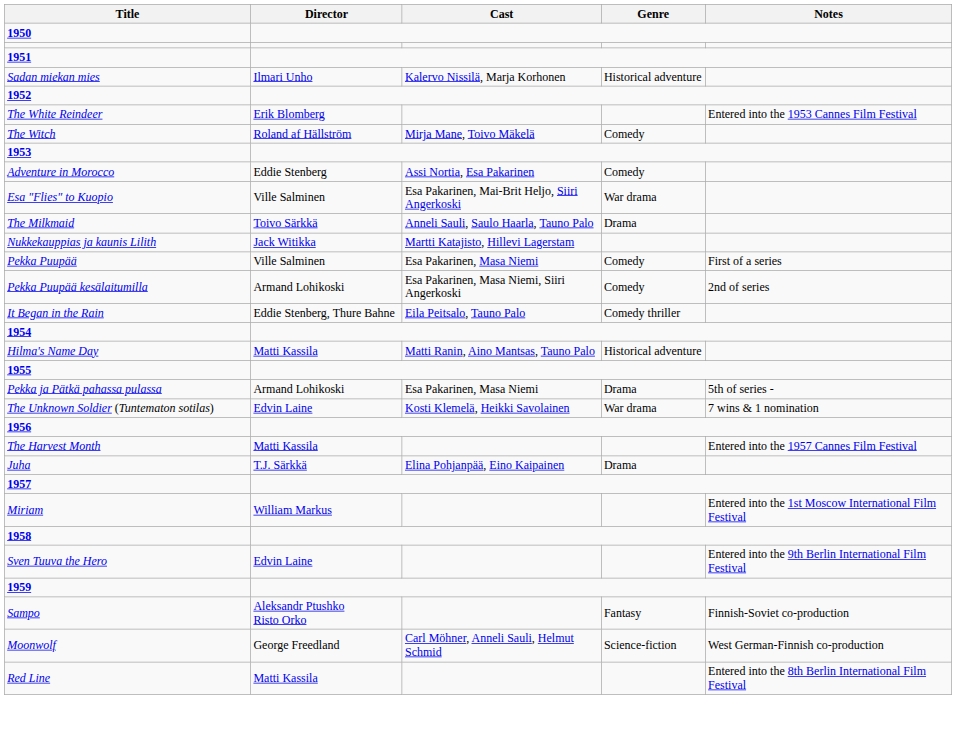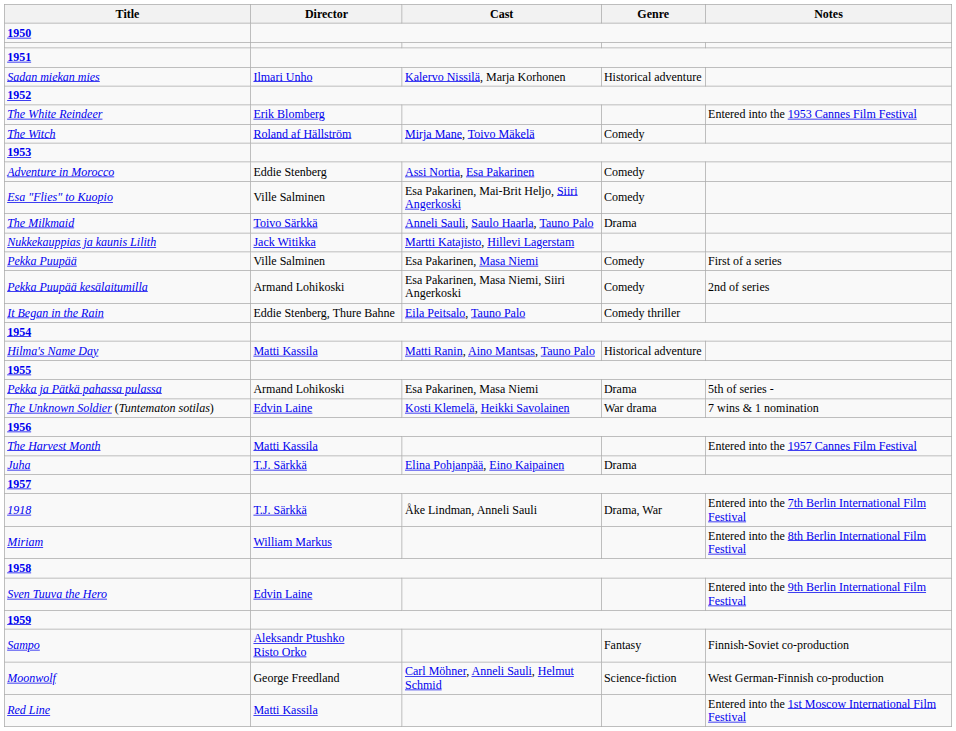(630, 197) War drama -> (624, 197) Comedy
+ row: (19, 510)
(822, 510) Entered into the 1st Moscow International Film Festival -> (817, 542) Entered into the 8th Berlin International Film Festival
(817, 678) Entered into the 8th Berlin International Film Festival -> (822, 710) Entered into the 1st Moscow International Film Festival
